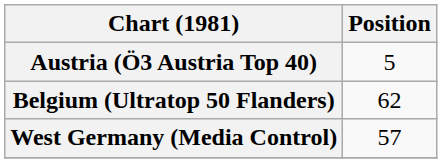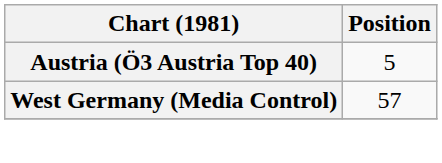- row: (174, 99)
